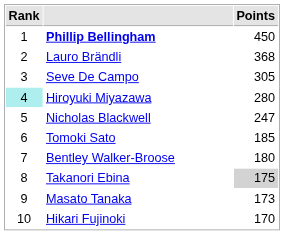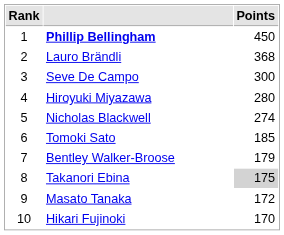(265, 77) 305 -> (265, 77) 300
(24, 97) paleturquoise background -> (24, 97) no background
(265, 118) 247 -> (265, 118) 274
(265, 158) 180 -> (265, 158) 179
(265, 199) 173 -> (265, 199) 172
